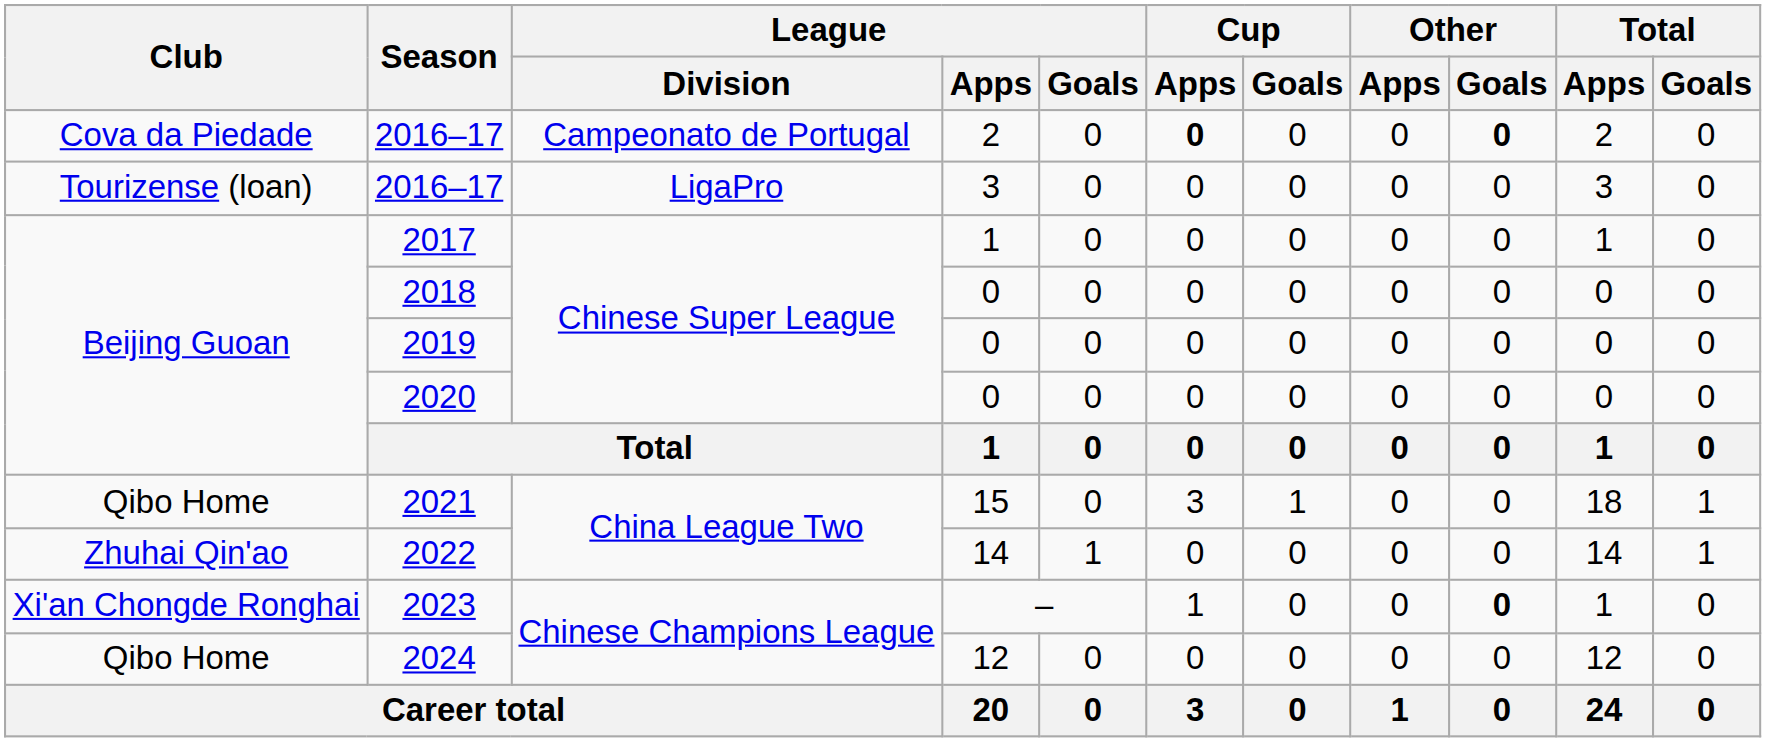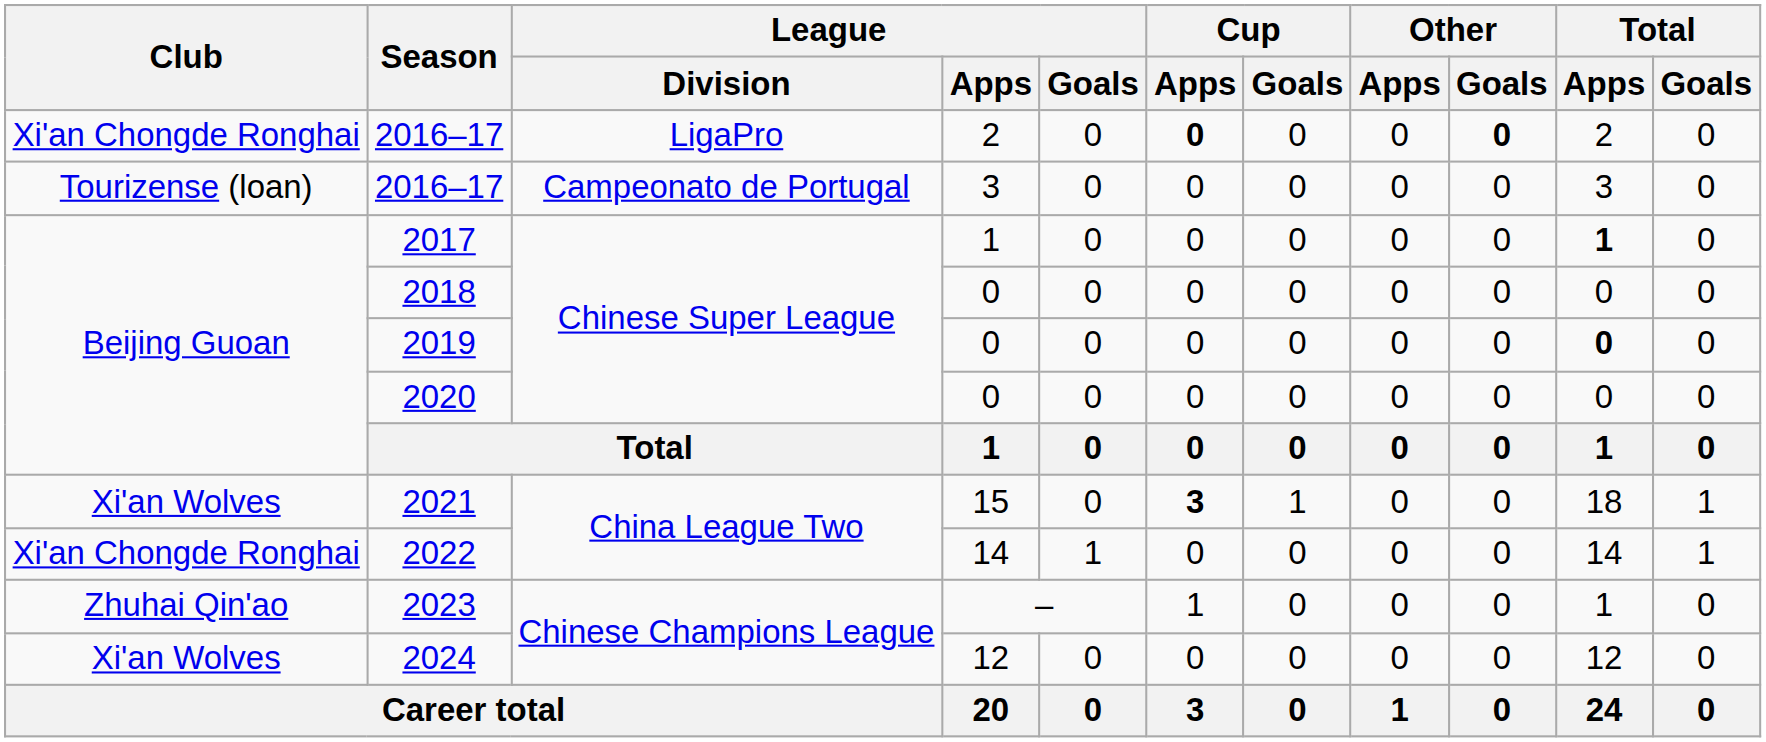(186, 135) Cova da Piedade -> (186, 135) Xi'an Chongde Ronghai
(726, 135) Campeonato de Portugal -> (726, 135) LigaPro
(726, 187) LigaPro -> (726, 187) Campeonato de Portugal
(1604, 239) normal -> (1604, 239) bold
(1604, 344) normal -> (1604, 344) bold
(186, 501) Qibo Home -> (186, 501) Xi'an Wolves
(1195, 501) normal -> (1195, 501) bold
(186, 553) Zhuhai Qin'ao -> (186, 553) Xi'an Chongde Ronghai
(186, 605) Xi'an Chongde Ronghai -> (186, 605) Zhuhai Qin'ao
(1502, 605) bold -> (1502, 605) normal
(186, 657) Qibo Home -> (186, 657) Xi'an Wolves
